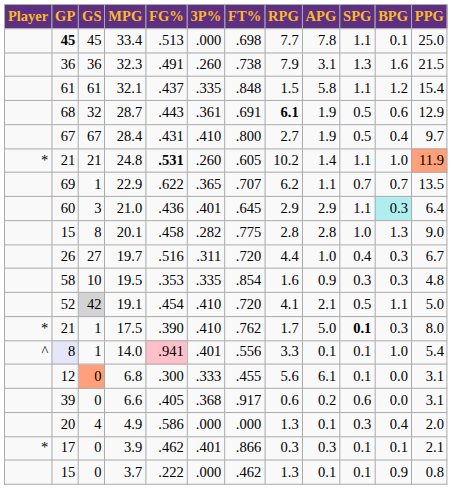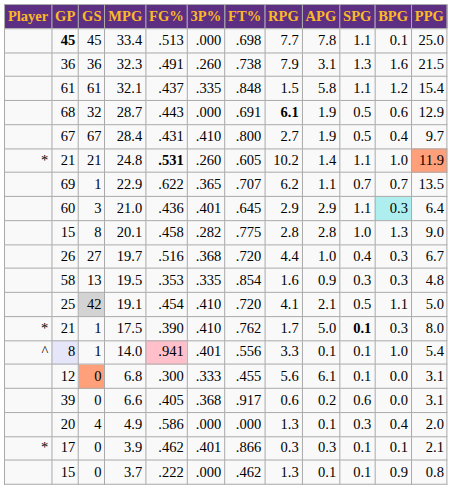(209, 112) .361 -> (209, 112) .000
(209, 256) .311 -> (209, 256) .368
(94, 280) 10 -> (94, 280) 13
(68, 304) 52 -> (68, 304) 25
